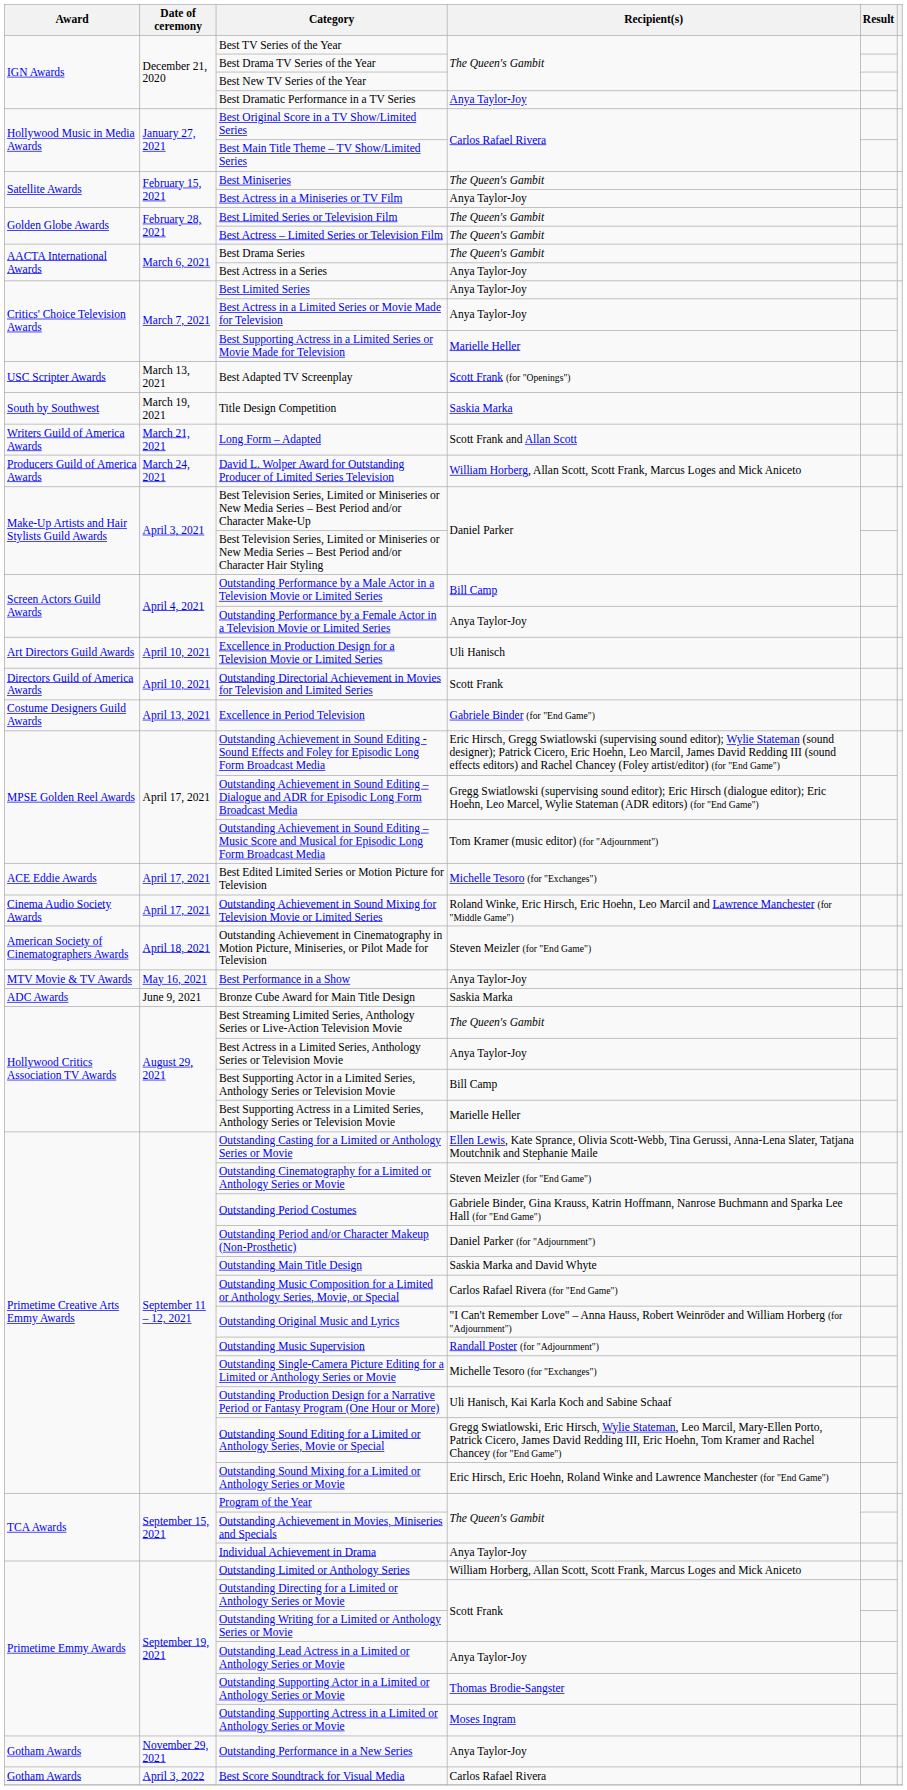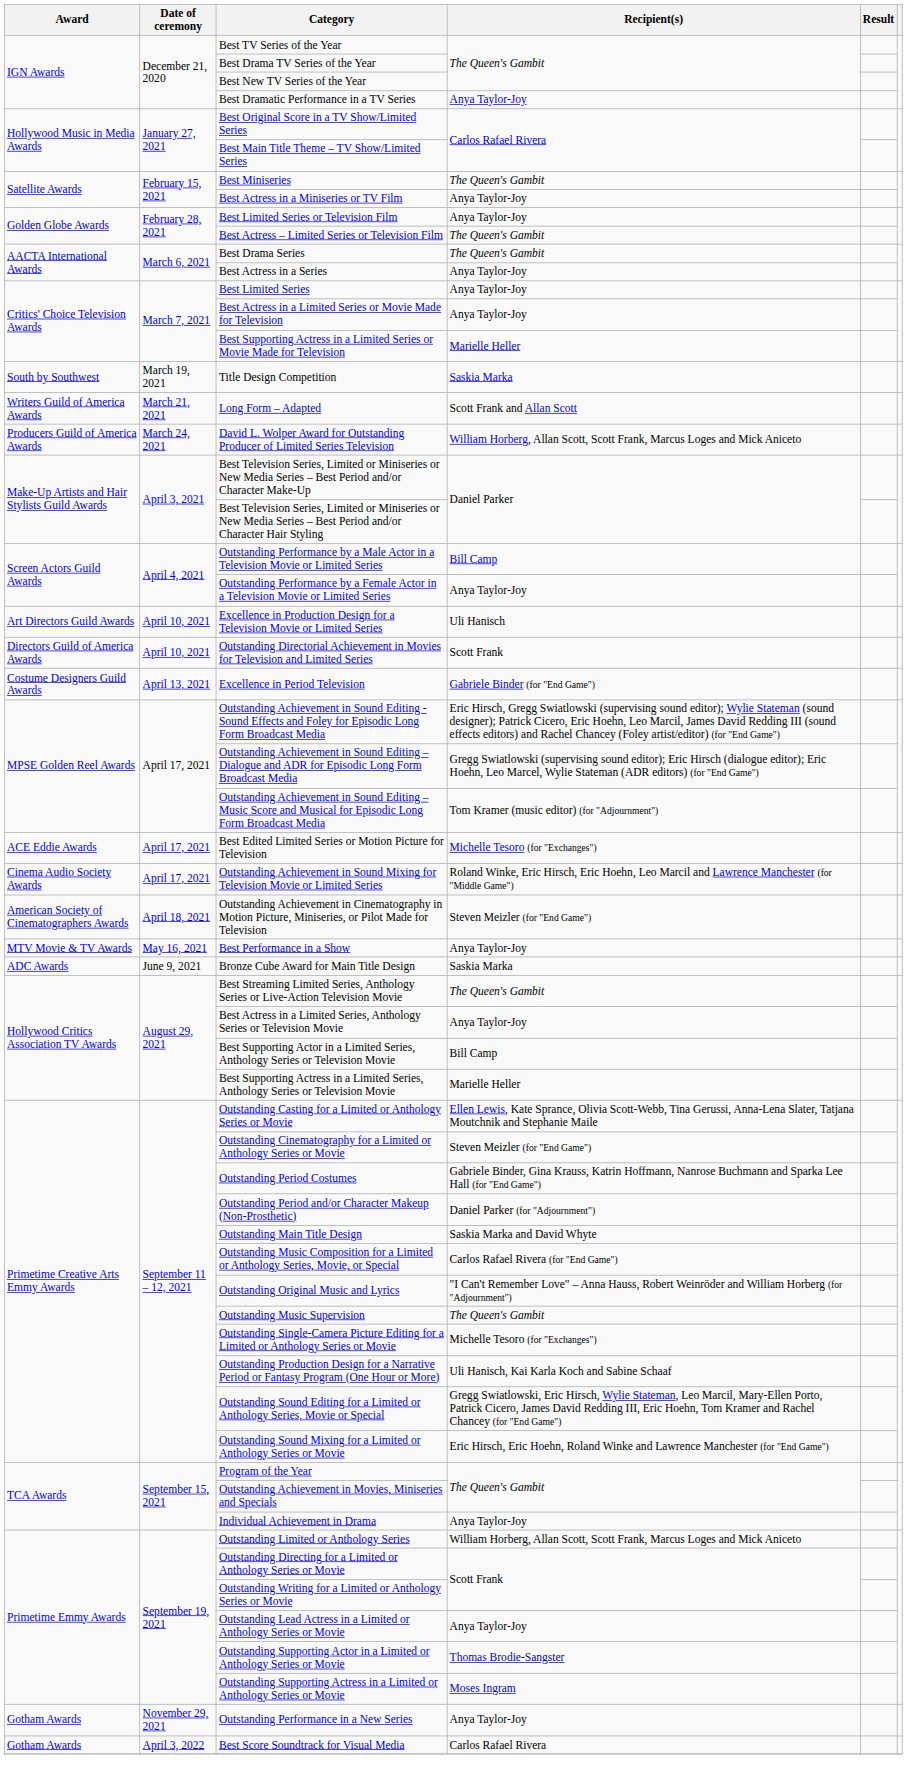(497, 216) The Queen's Gambit -> (488, 216) Anya Taylor-Joy
- row: (286, 377)
(524, 1346) Randall Poster (for "Adjournment") -> (497, 1315) The Queen's Gambit
